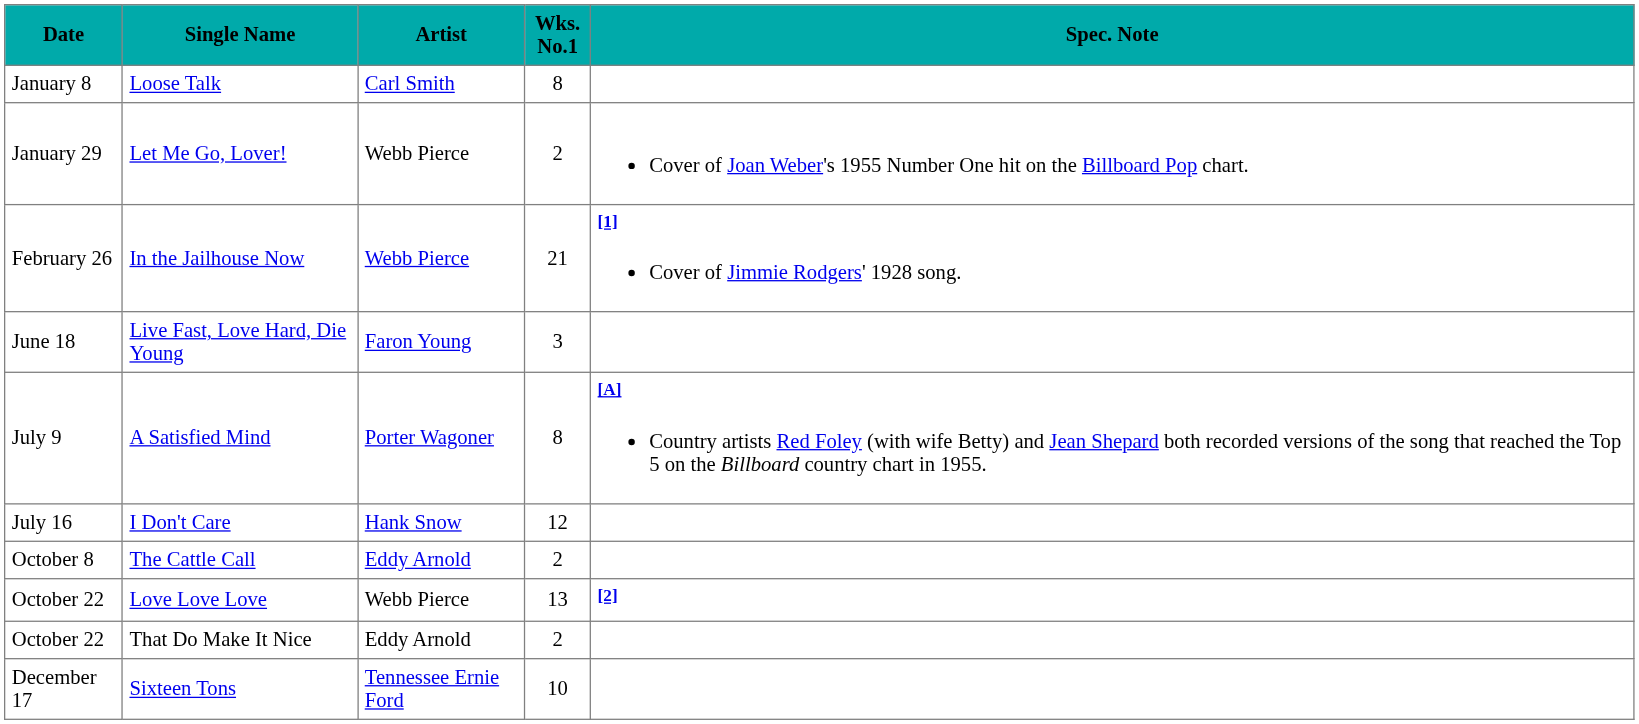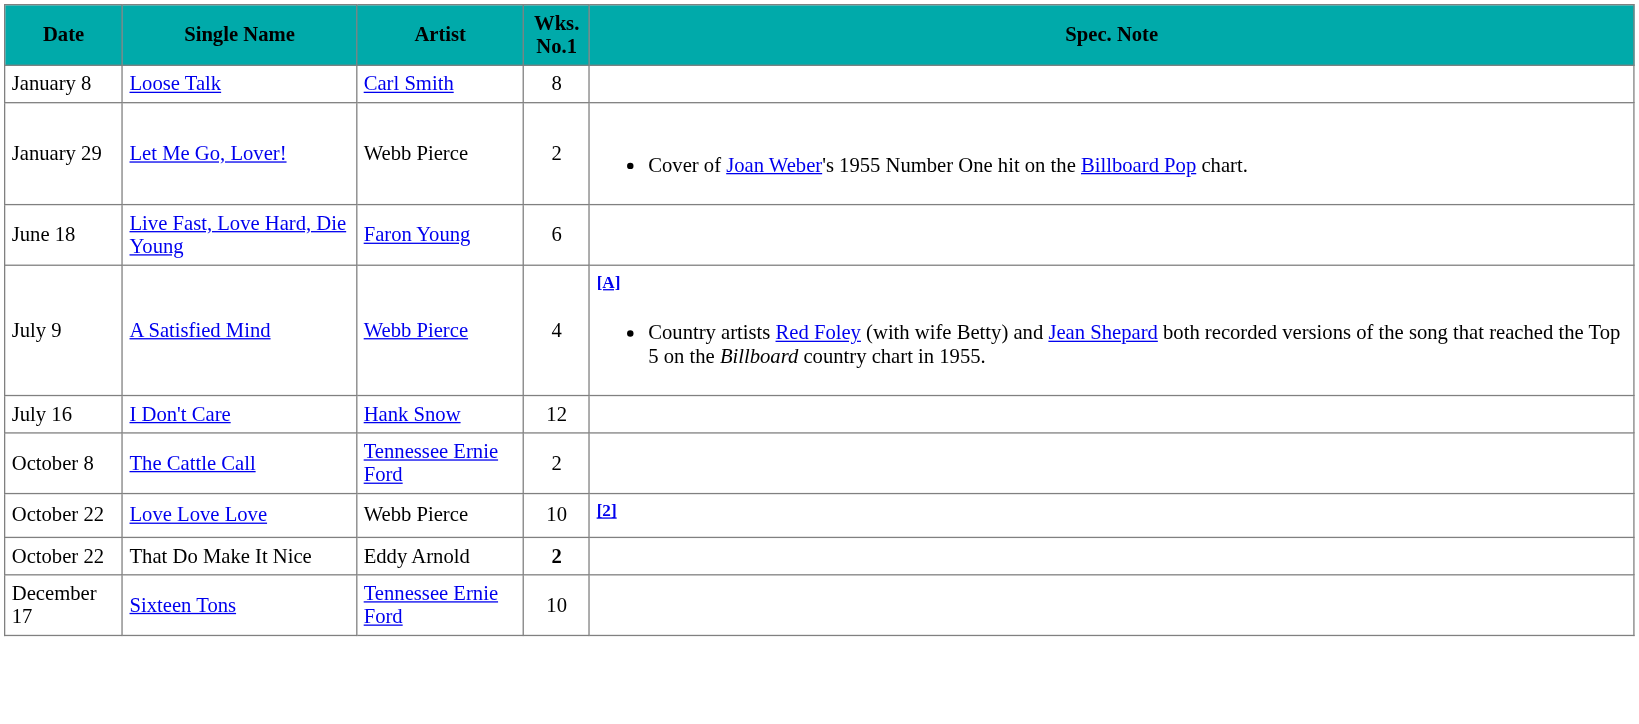- row: (217, 258)
(558, 342) 3 -> (557, 234) 6
(429, 437) Porter Wagoner -> (416, 330) Webb Pierce
(558, 437) 8 -> (557, 330) 4
(418, 559) Eddy Arnold -> (431, 463) Tennessee Ernie Ford
(558, 599) 13 -> (557, 515) 10
(558, 639) normal -> (557, 555) bold
